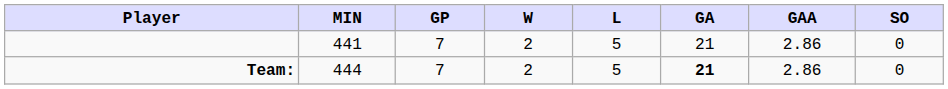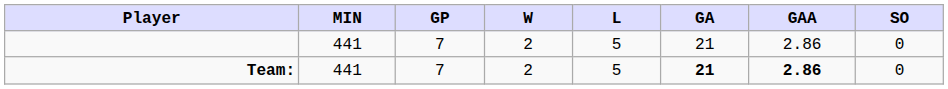(347, 70) 444 -> (347, 70) 441
(802, 70) normal -> (802, 70) bold
